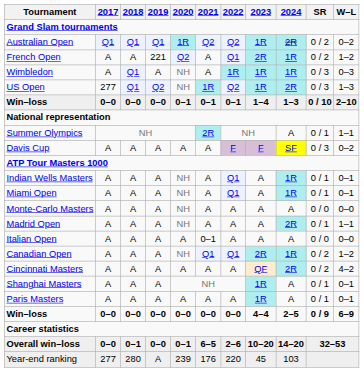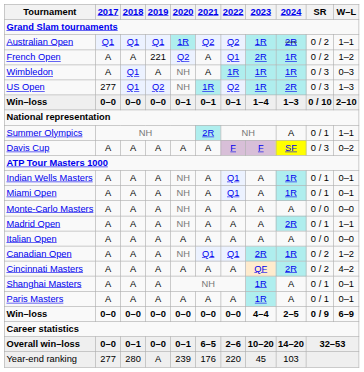(346, 41) 0–2 -> (346, 41) 1–1
(208, 238) 0–1 -> (208, 238) A
